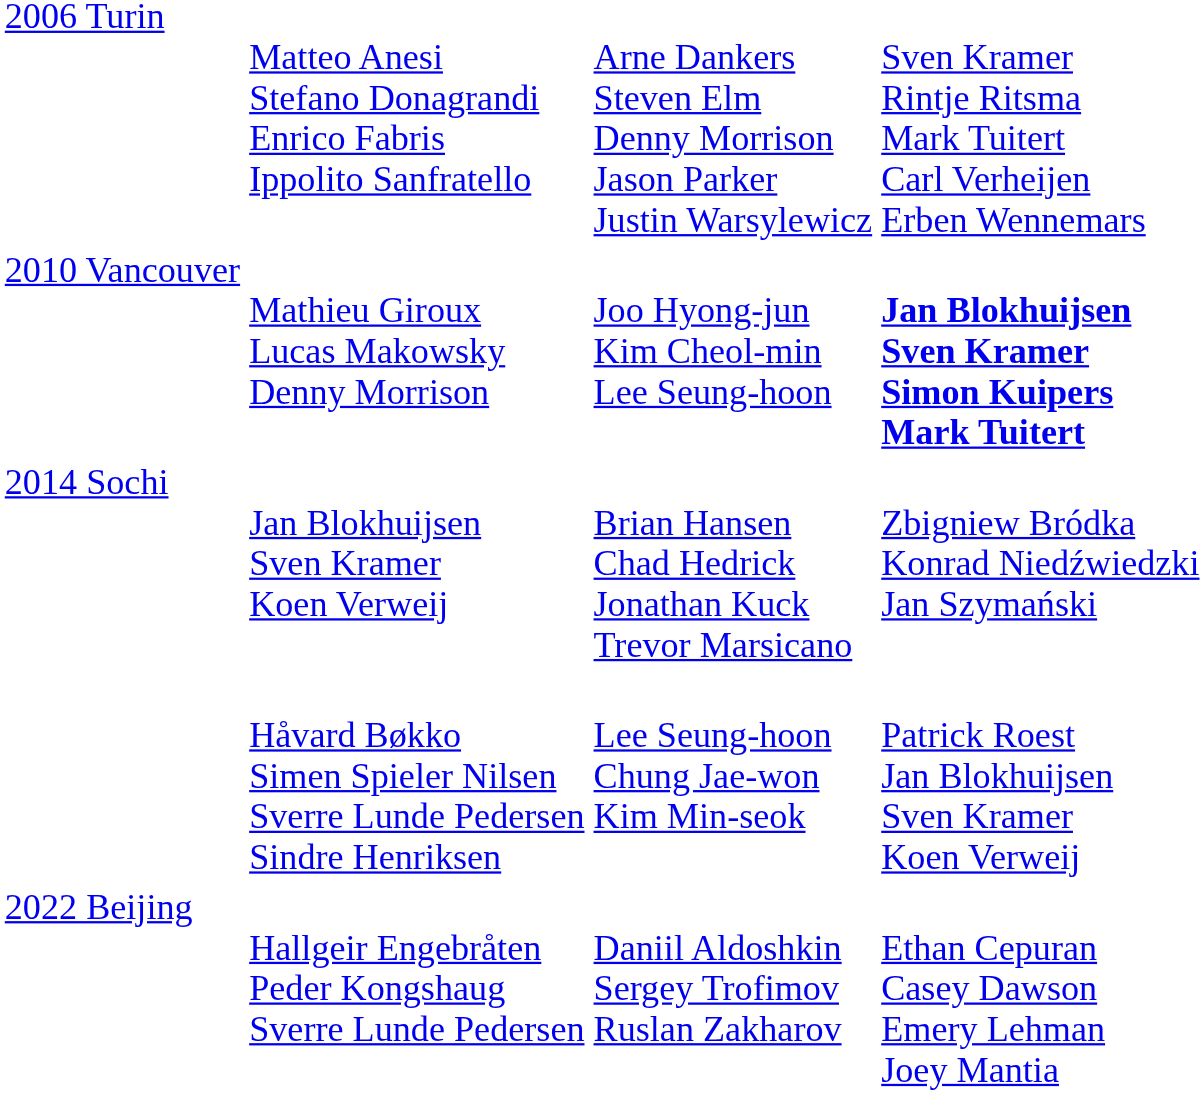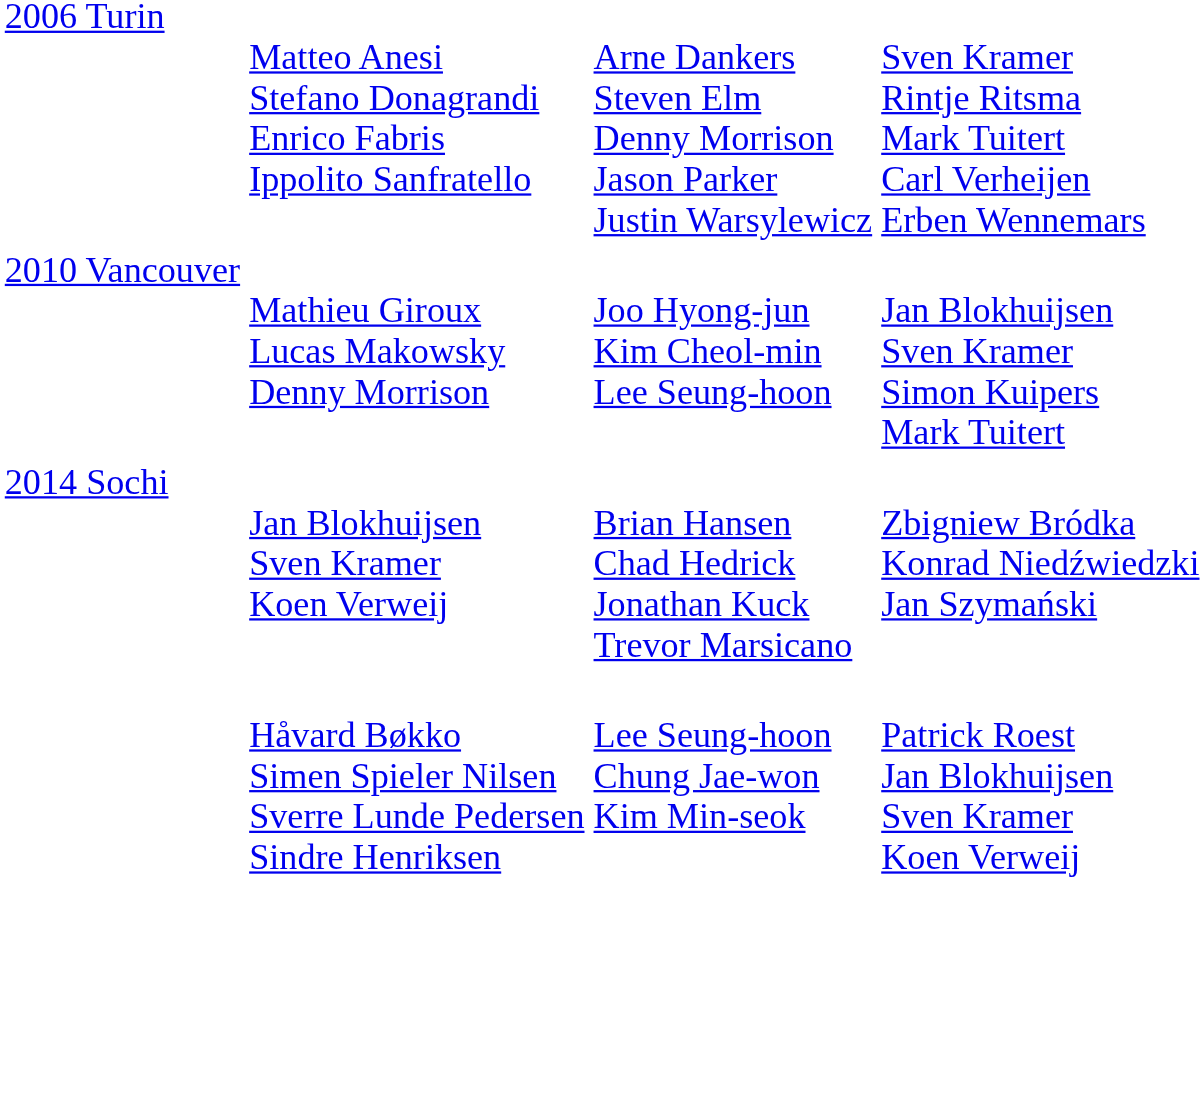(1006, 371) bold -> (997, 371) normal
- row: (99, 906)
